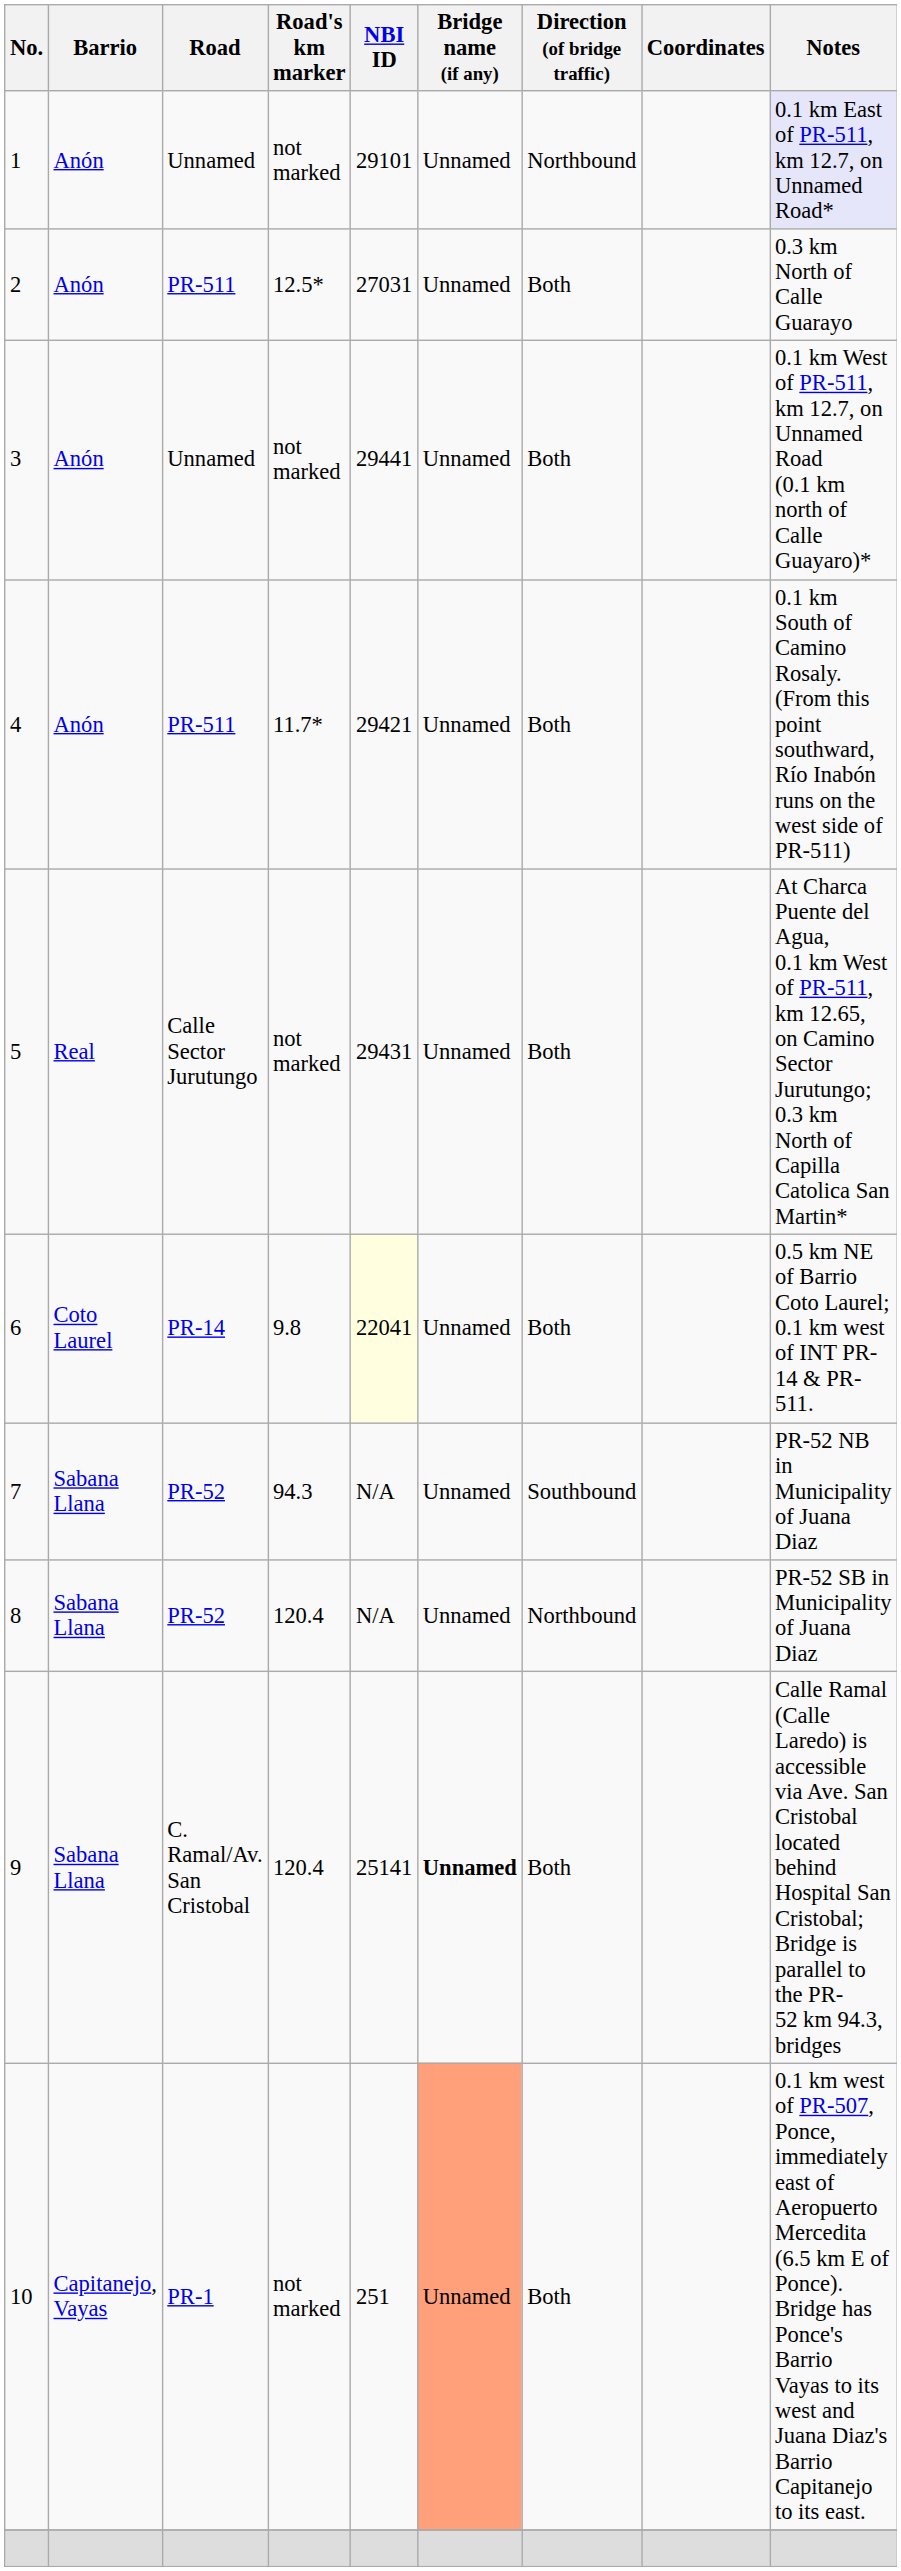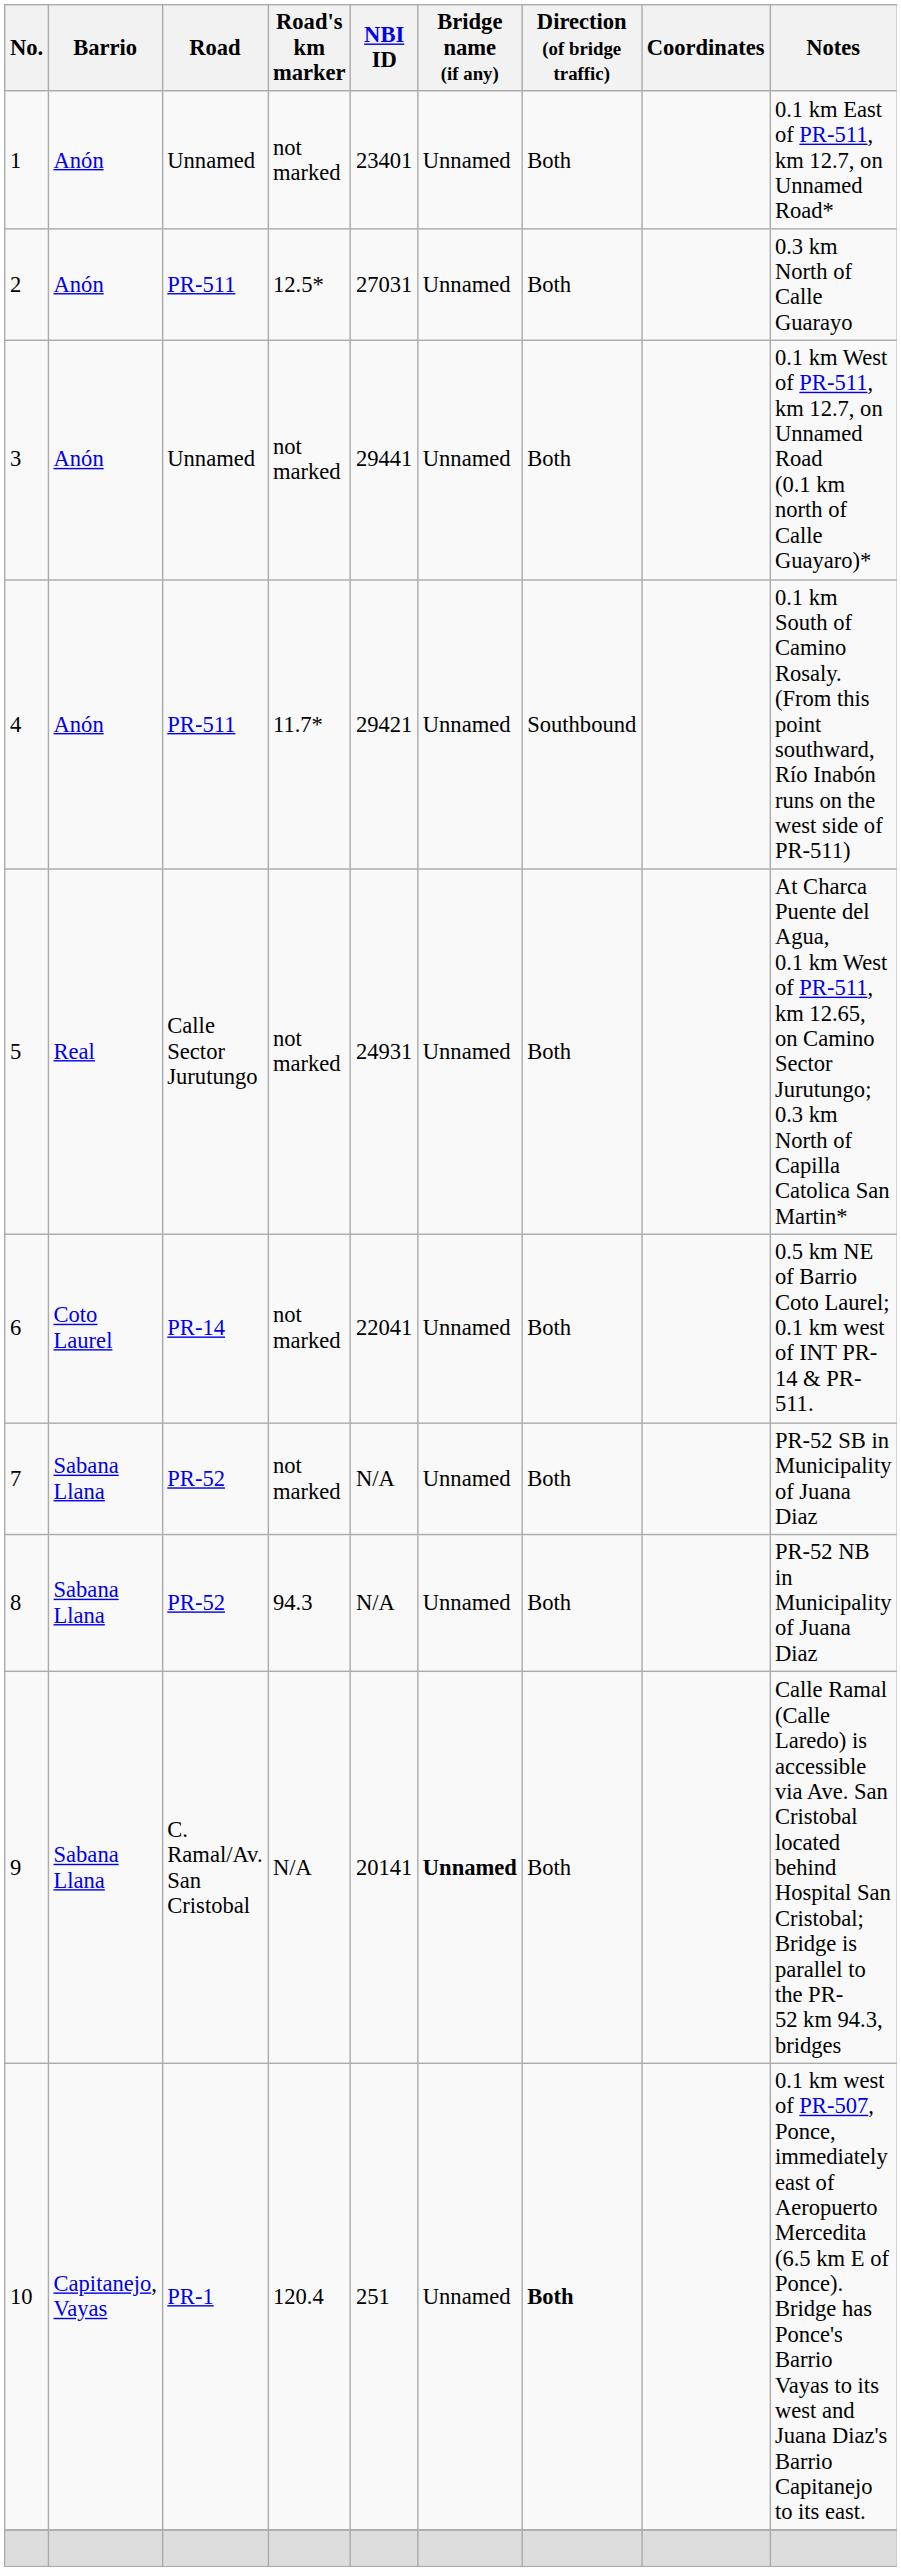(384, 159) 29101 -> (384, 159) 23401
(582, 159) Northbound -> (549, 159) Both
(829, 159) lavender background -> (829, 159) no background
(549, 723) Both -> (582, 723) Southbound
(384, 1051) 29431 -> (384, 1051) 24931
(287, 1328) 9.8 -> (307, 1328) not marked
(384, 1328) lightyellow background -> (384, 1328) no background
(293, 1491) 94.3 -> (307, 1478) not marked
(582, 1491) Southbound -> (549, 1478) Both
(833, 1491) PR-52 NB in Municipality of Juana Diaz -> (833, 1478) PR-52 SB in Municipality of Juana Diaz
(298, 1615) 120.4 -> (293, 1602) 94.3
(582, 1615) Northbound -> (549, 1602) Both
(833, 1615) PR-52 SB in Municipality of Juana Diaz -> (833, 1602) PR-52 NB in Municipality of Juana Diaz
(298, 1867) 120.4 -> (292, 1867) N/A
(384, 1867) 25141 -> (384, 1867) 20141
(307, 2296) not marked -> (298, 2296) 120.4
(467, 2296) lightsalmon background -> (467, 2296) no background
(549, 2296) normal -> (550, 2296) bold
